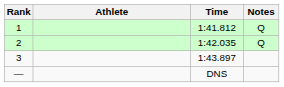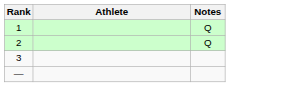- column: (217, 12)
